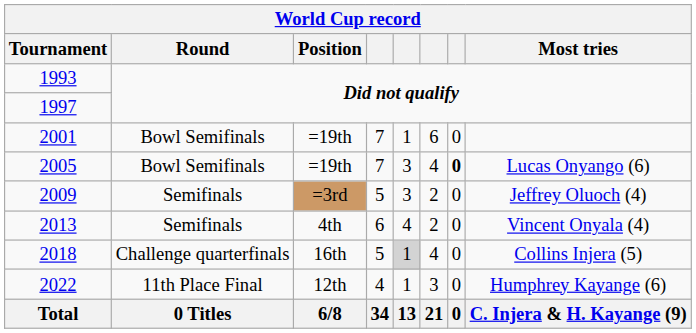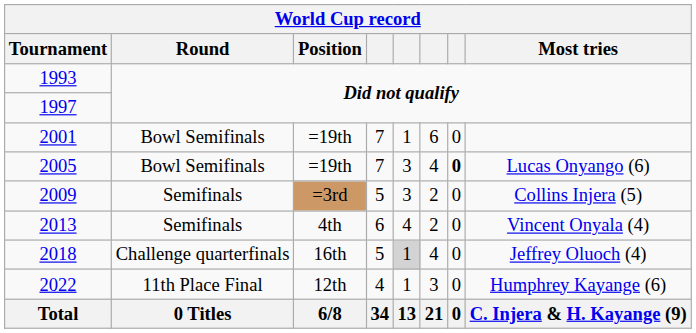(578, 195) Jeffrey Oluoch (4) -> (578, 195) Collins Injera (5)
(578, 254) Collins Injera (5) -> (578, 254) Jeffrey Oluoch (4)
